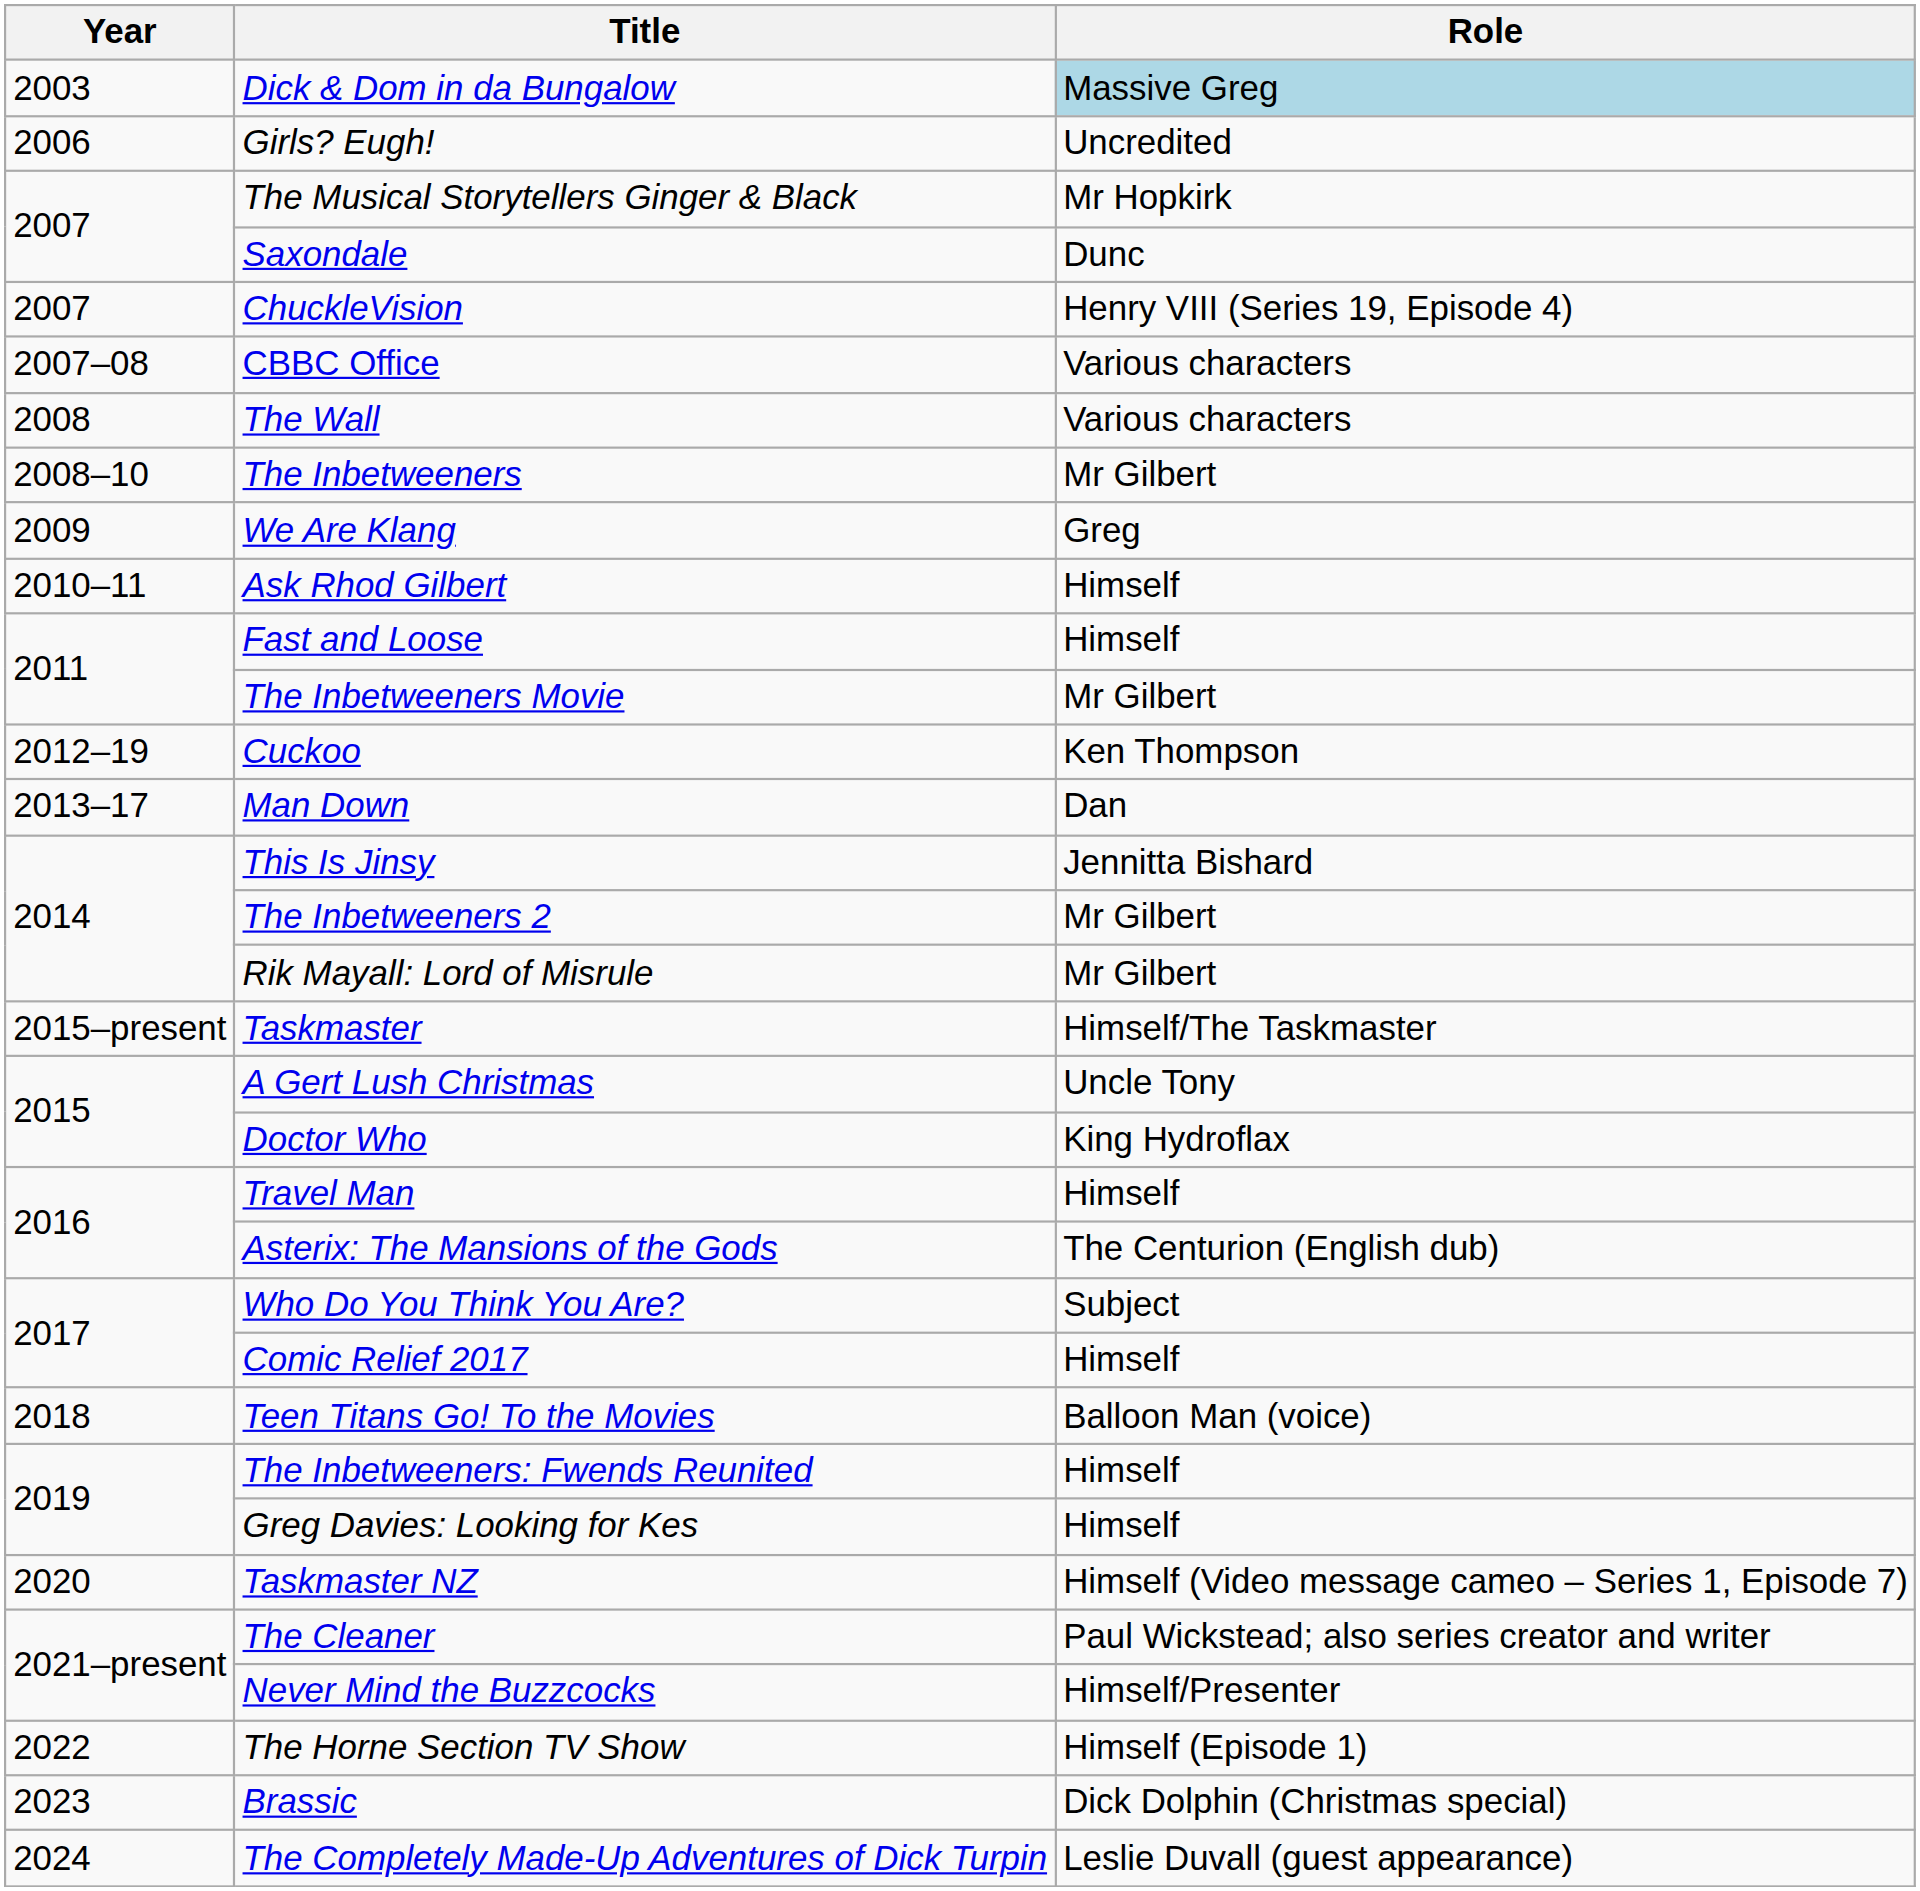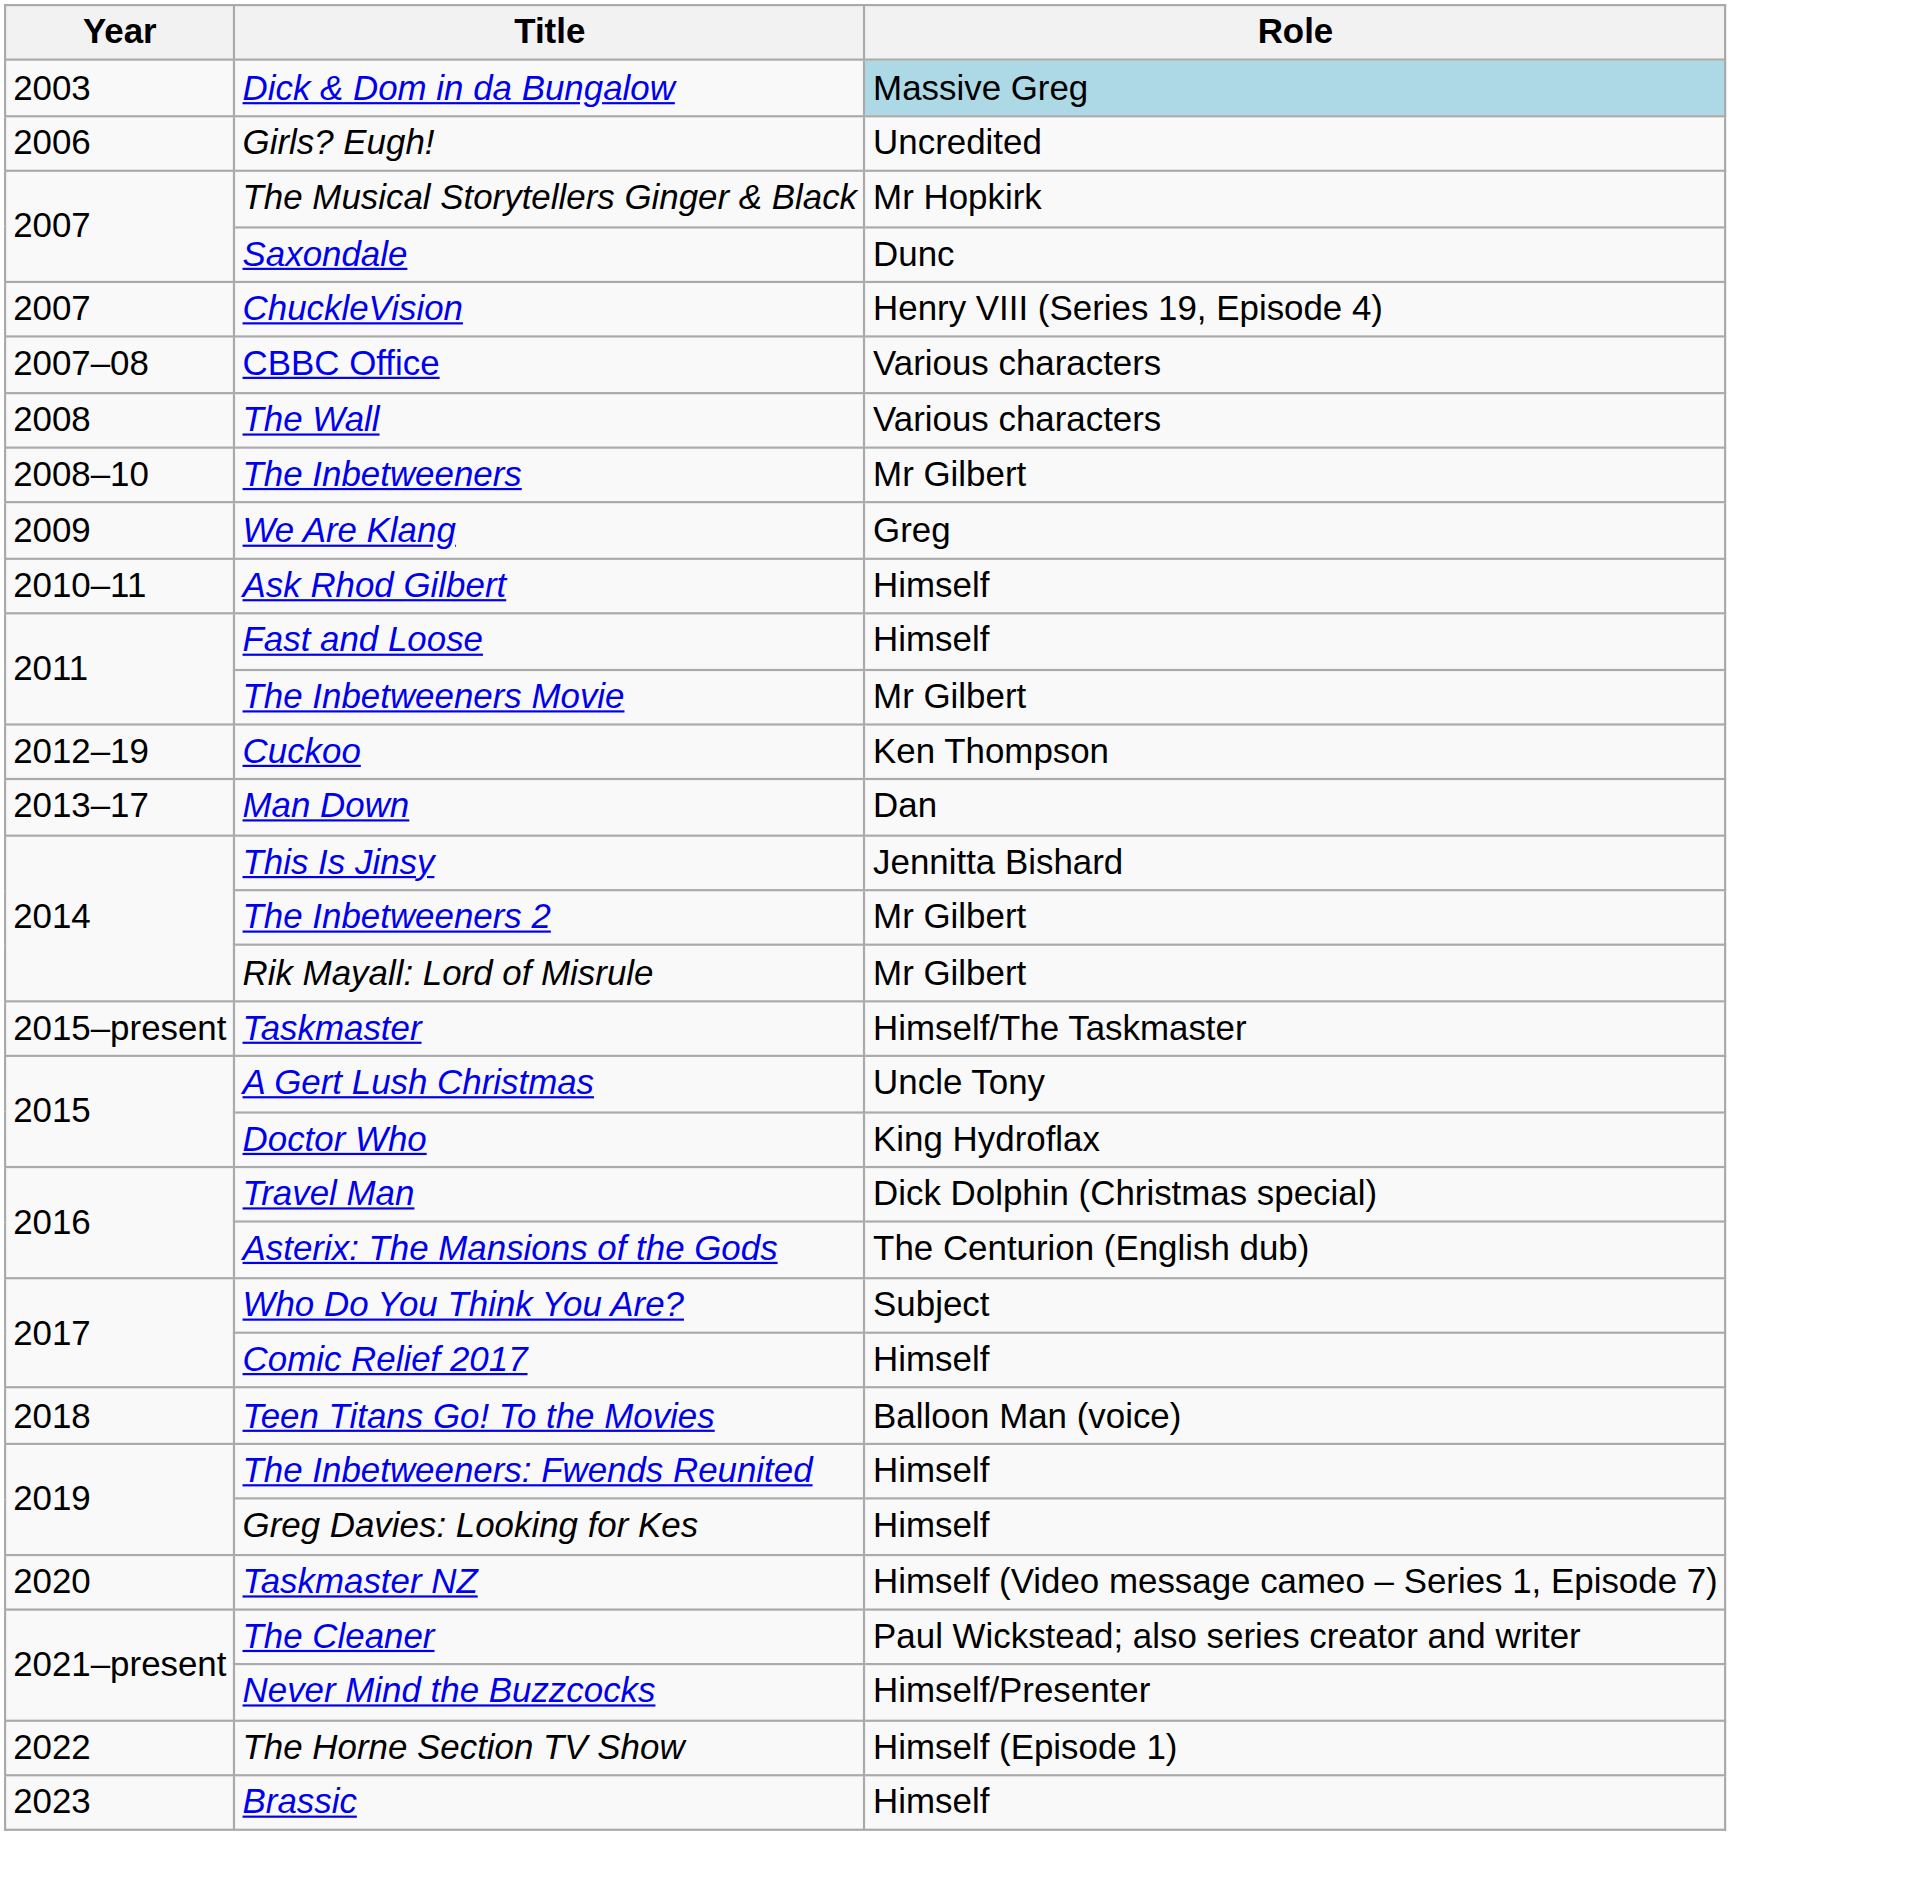(1121, 1193) Himself -> (1125, 1193) Dick Dolphin (Christmas special)
(1315, 1802) Dick Dolphin (Christmas special) -> (931, 1802) Himself
- row: (645, 1857)
